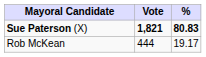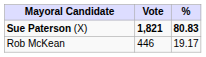(146, 44) 444 -> (146, 44) 446
